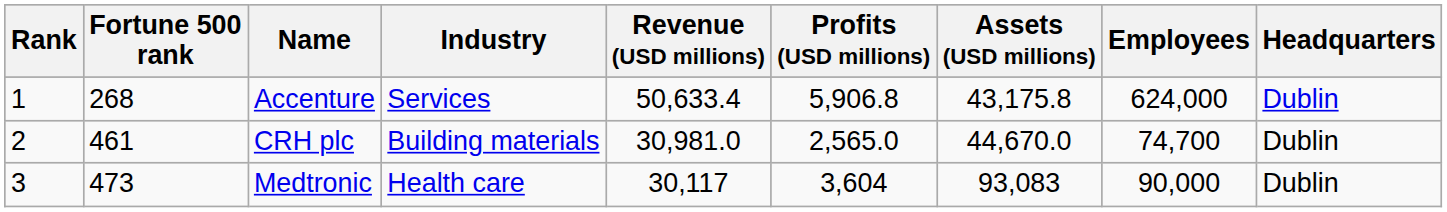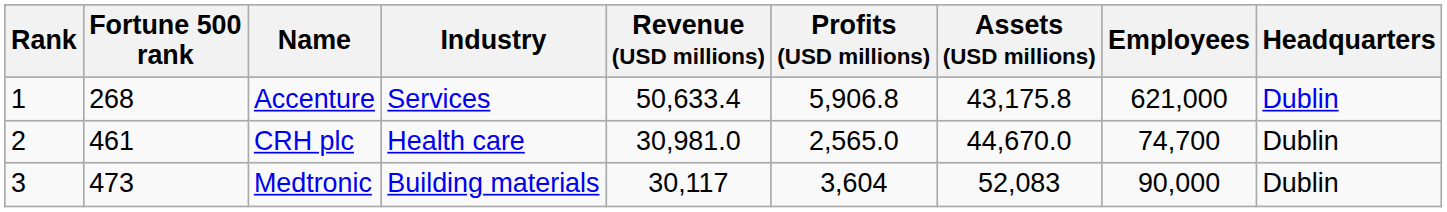(1179, 98) 624,000 -> (1179, 98) 621,000
(493, 141) Building materials -> (456, 141) Health care
(456, 183) Health care -> (493, 183) Building materials
(1019, 183) 93,083 -> (1019, 183) 52,083
